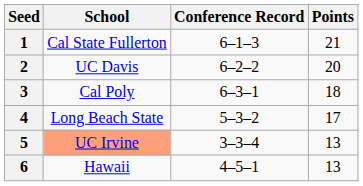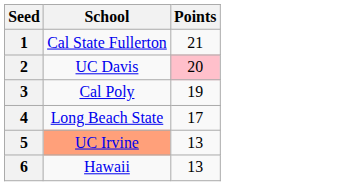- column: (239, 17)
(333, 67) no background -> (195, 67) pink background
(333, 92) 18 -> (195, 92) 19
